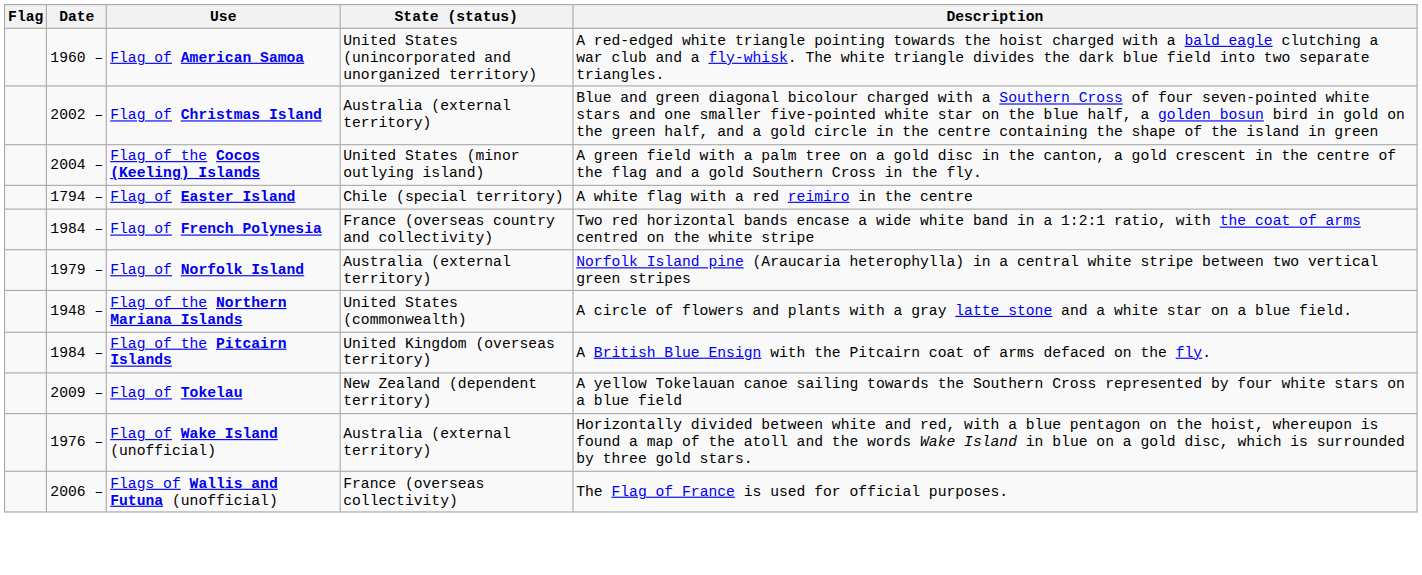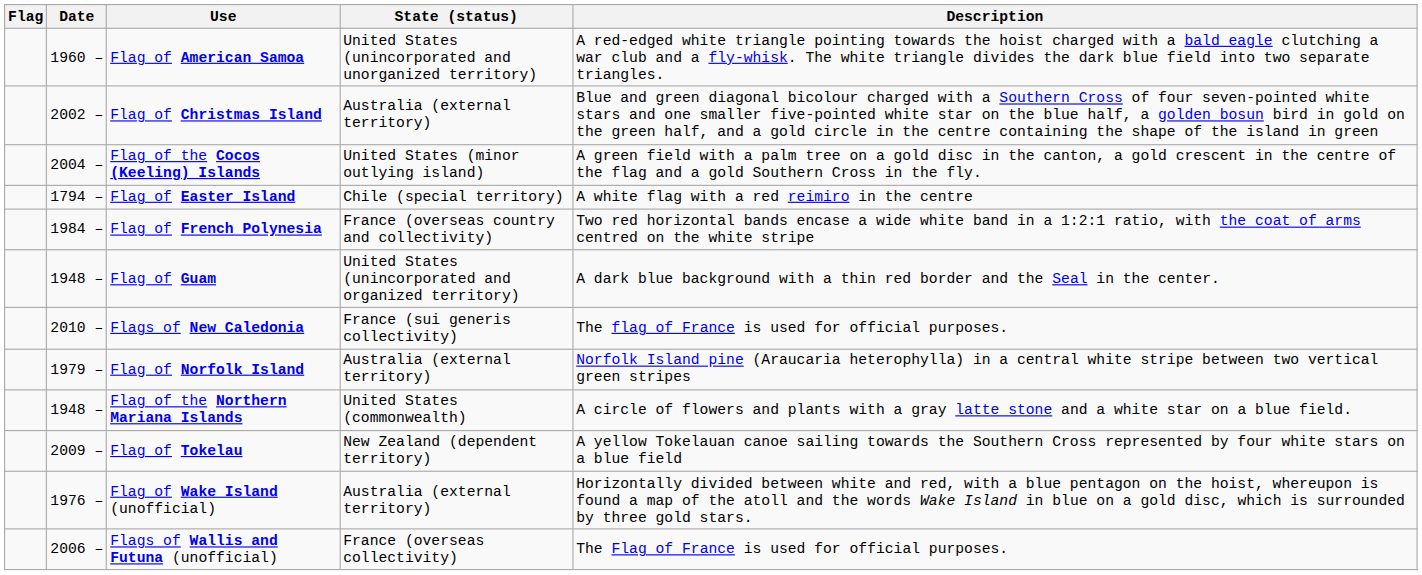+ row: (163, 279)
+ row: (207, 328)
- row: (198, 352)
